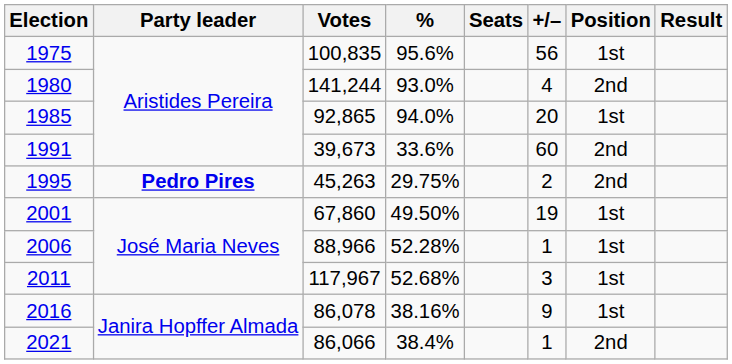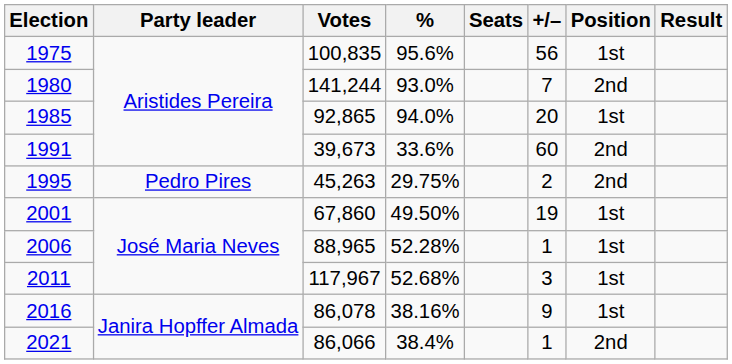(547, 85) 4 -> (547, 85) 7
(198, 181) bold -> (198, 181) normal
(344, 246) 88,966 -> (344, 246) 88,965
